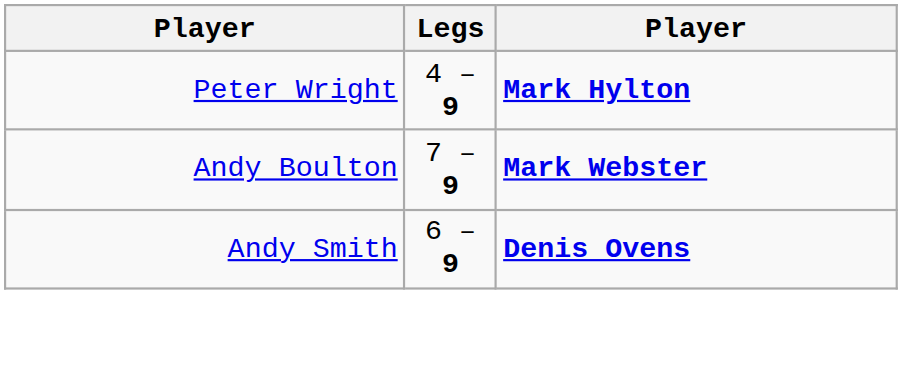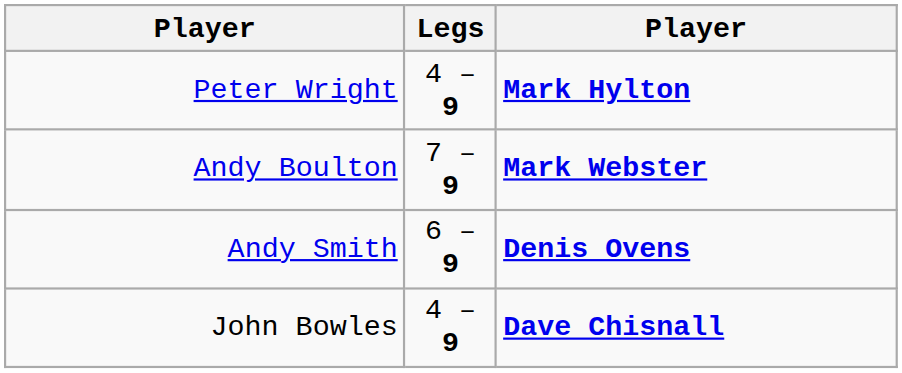+ row: (304, 327)
